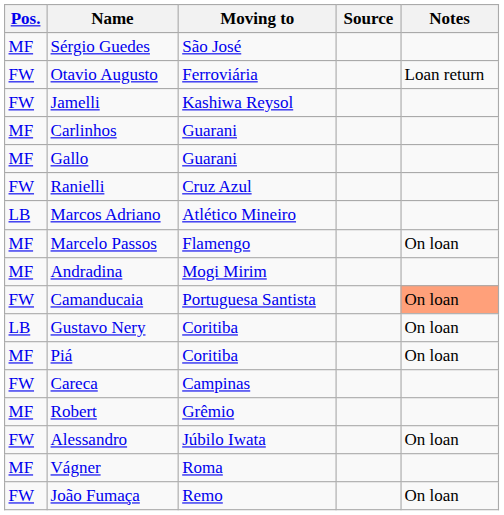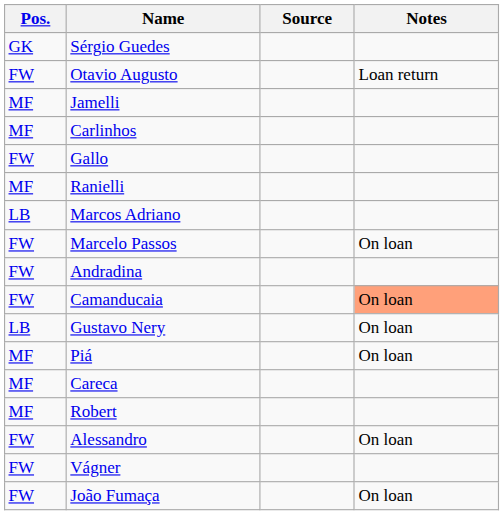- column: (257, 18)
(21, 46) MF -> (21, 46) GK
(21, 102) FW -> (21, 102) MF
(21, 159) MF -> (21, 159) FW
(21, 187) FW -> (21, 187) MF
(21, 243) MF -> (21, 243) FW
(21, 271) MF -> (21, 271) FW
(21, 383) FW -> (21, 383) MF
(21, 467) MF -> (21, 467) FW
